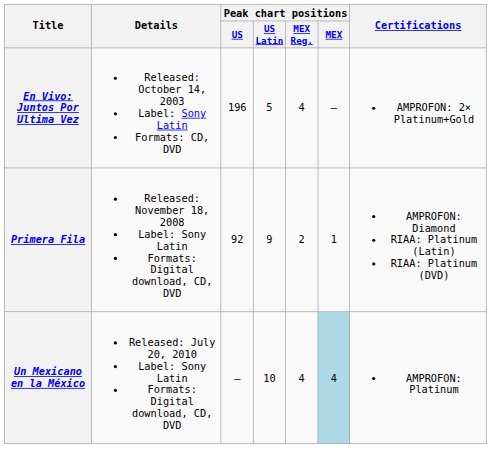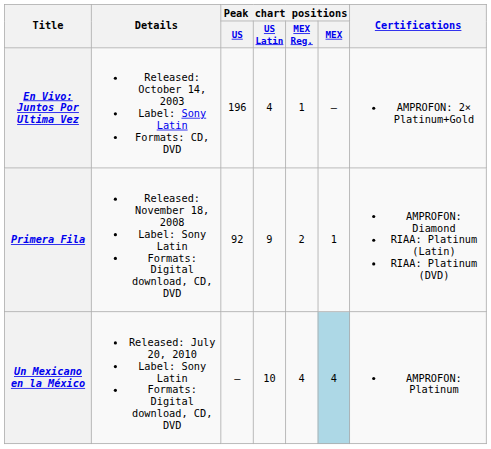(269, 108) 5 -> (269, 108) 4
(302, 108) 4 -> (302, 108) 1
